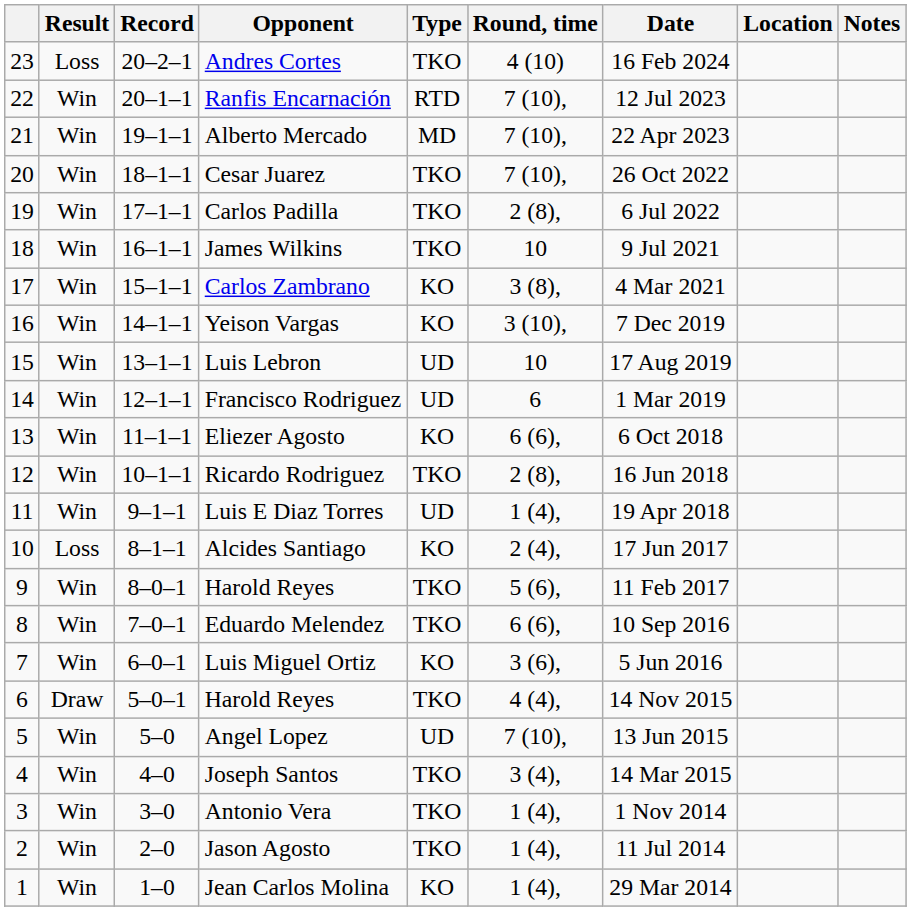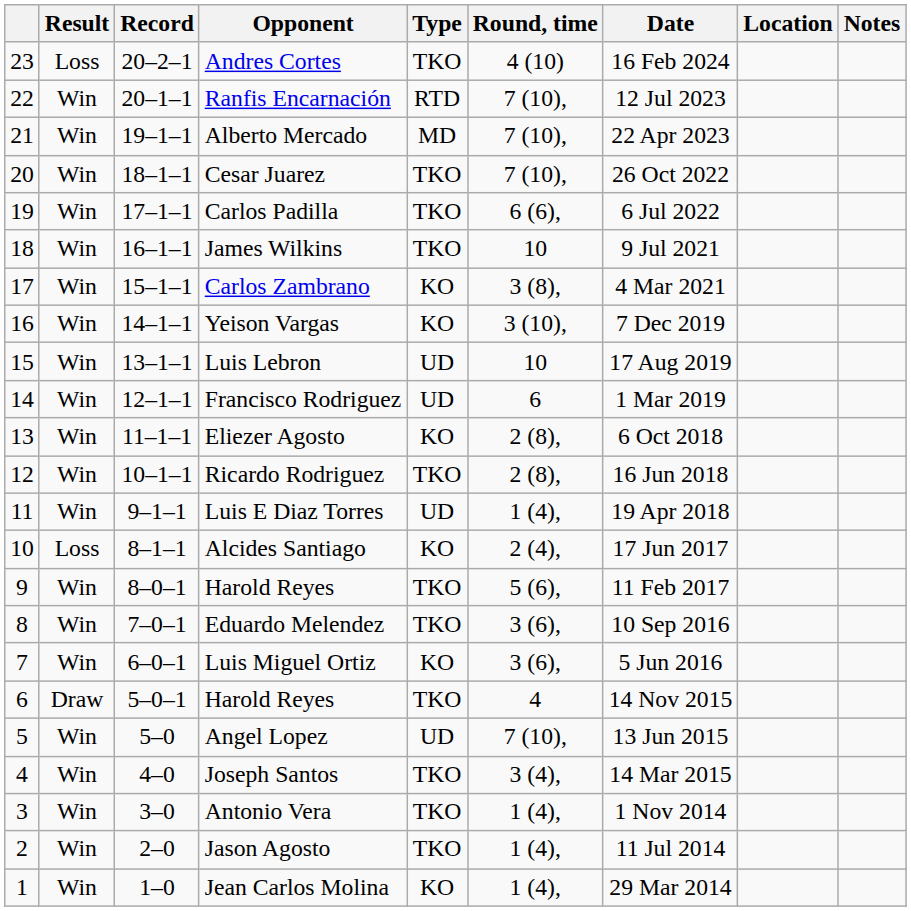(535, 211) 2 (8), -> (535, 211) 6 (6),
(535, 436) 6 (6), -> (535, 436) 2 (8),
(535, 624) 6 (6), -> (535, 624) 3 (6),
(535, 699) 4 (4), -> (535, 699) 4
